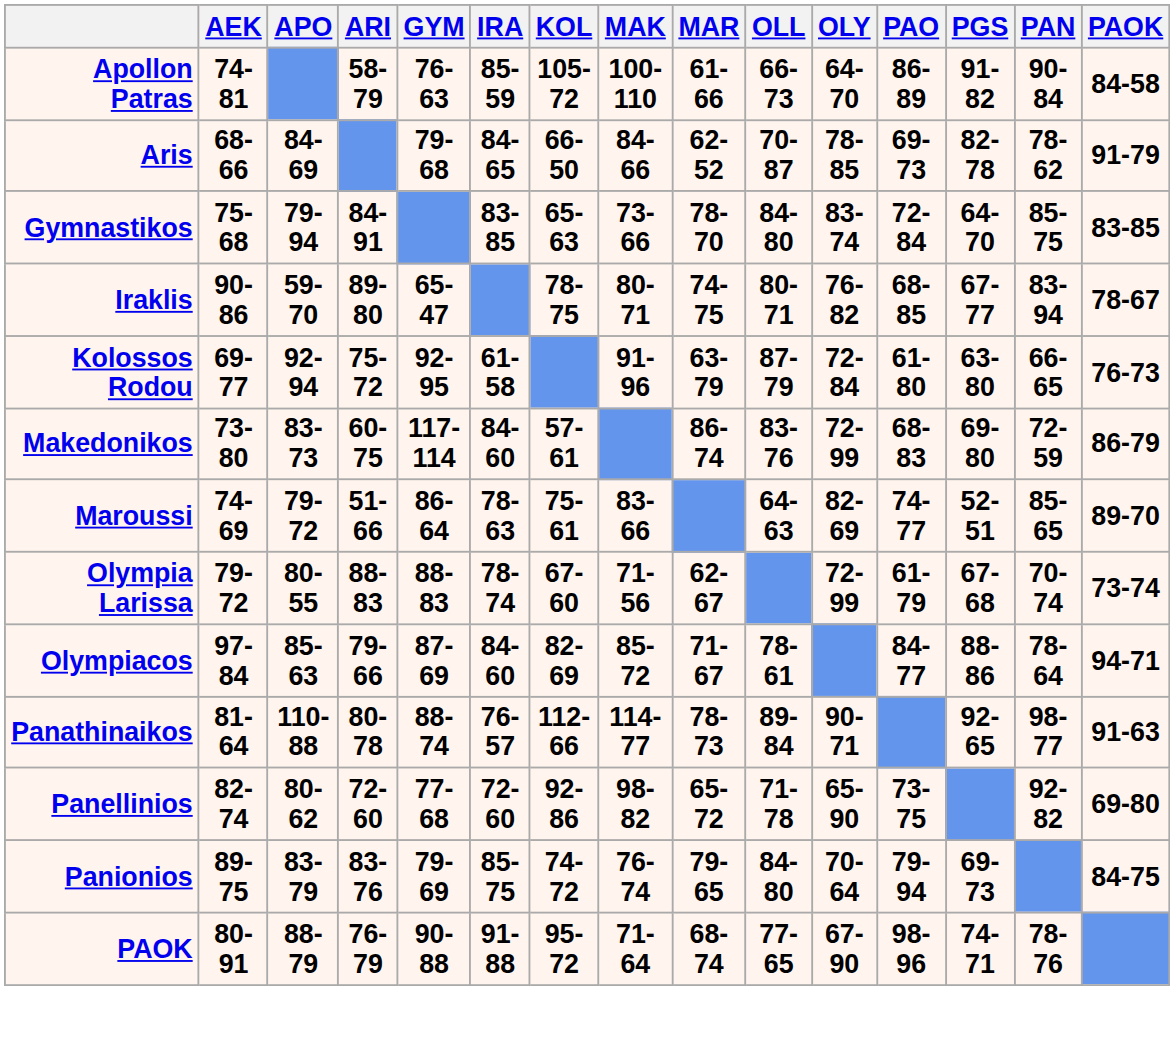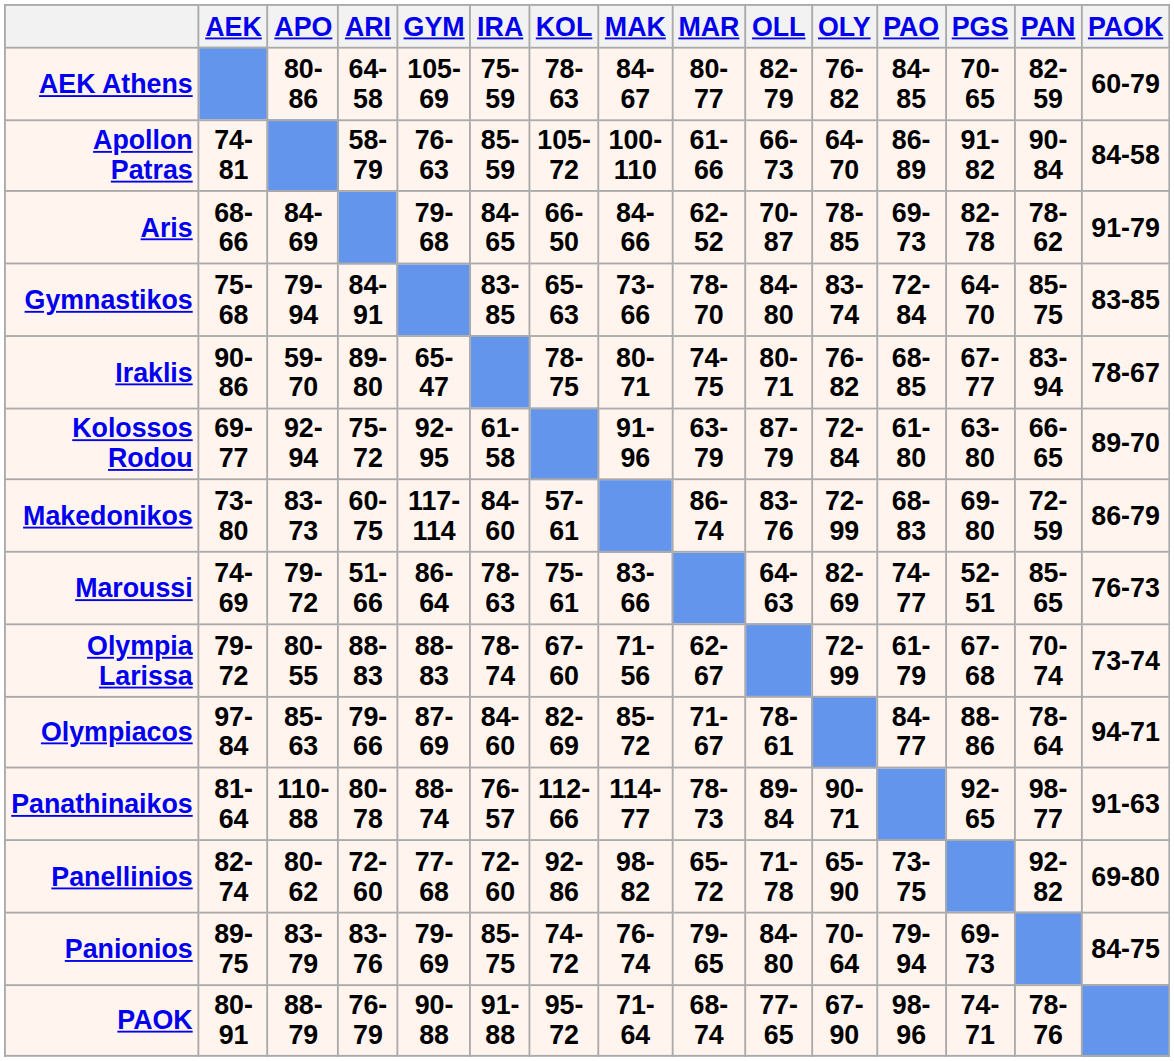+ row: (116, 84)
(1126, 372) 76-73 -> (1126, 444) 89-70
(1126, 516) 89-70 -> (1126, 588) 76-73
